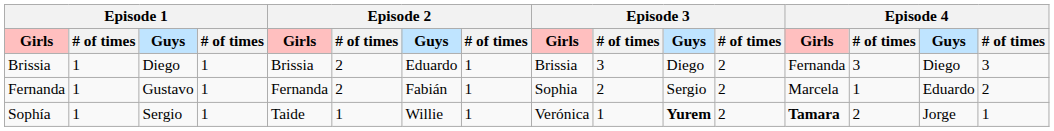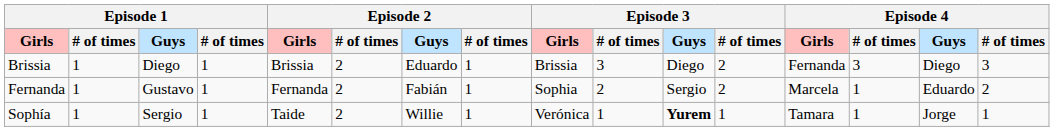(339, 114) 1 -> (339, 114) 2
(722, 114) 2 -> (722, 114) 1
(814, 114) bold -> (811, 114) normal
(856, 114) 2 -> (856, 114) 1
